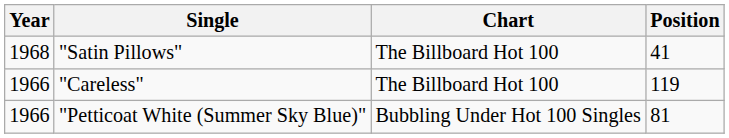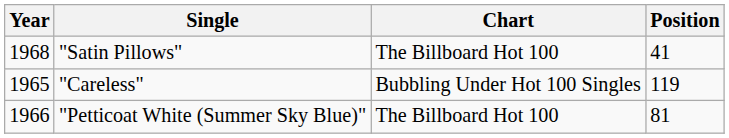(29, 84) 1966 -> (29, 84) 1965
(467, 84) The Billboard Hot 100 -> (508, 84) Bubbling Under Hot 100 Singles
(508, 116) Bubbling Under Hot 100 Singles -> (467, 116) The Billboard Hot 100
